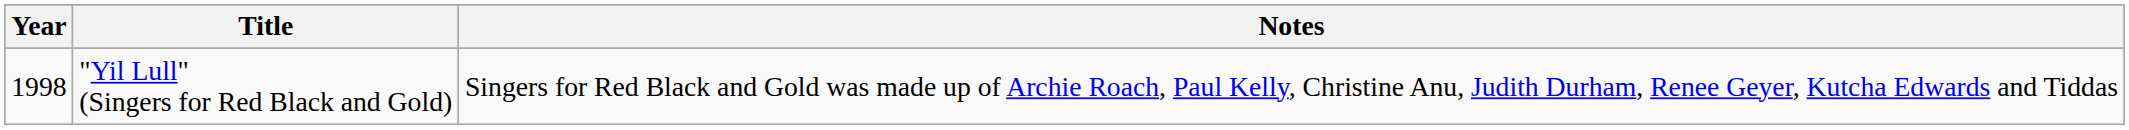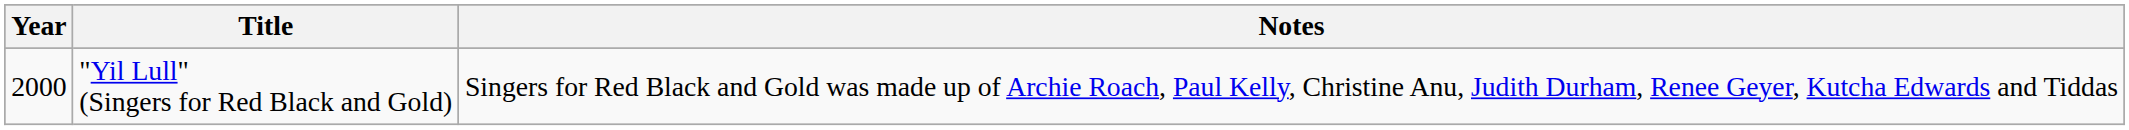(39, 85) 1998 -> (39, 85) 2000
